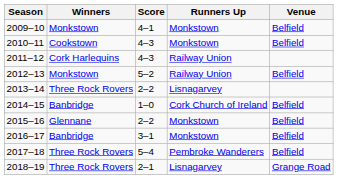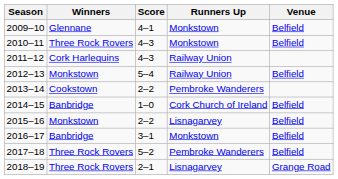(74, 27) Monkstown -> (70, 27) Glennane
(73, 43) Cookstown -> (91, 43) Three Rock Rovers
(146, 74) 5–2 -> (146, 74) 5–4
(91, 89) Three Rock Rovers -> (73, 89) Cookstown
(196, 89) Lisnagarvey -> (217, 89) Pembroke Wanderers
(70, 120) Glennane -> (74, 120) Monkstown
(194, 120) Monkstown -> (196, 120) Lisnagarvey
(146, 151) 5–4 -> (146, 151) 5–2
